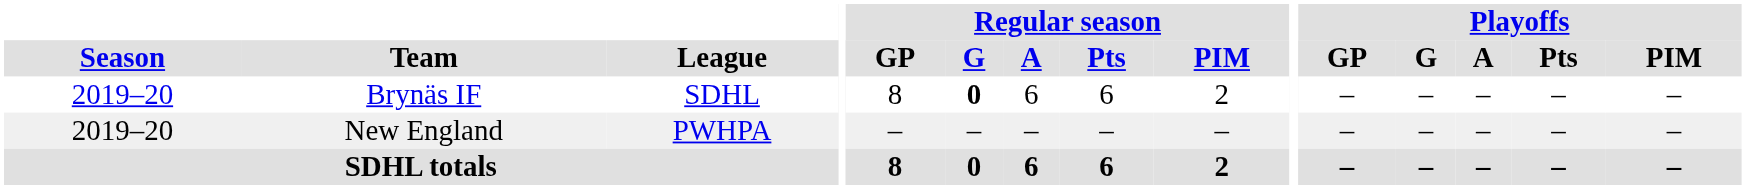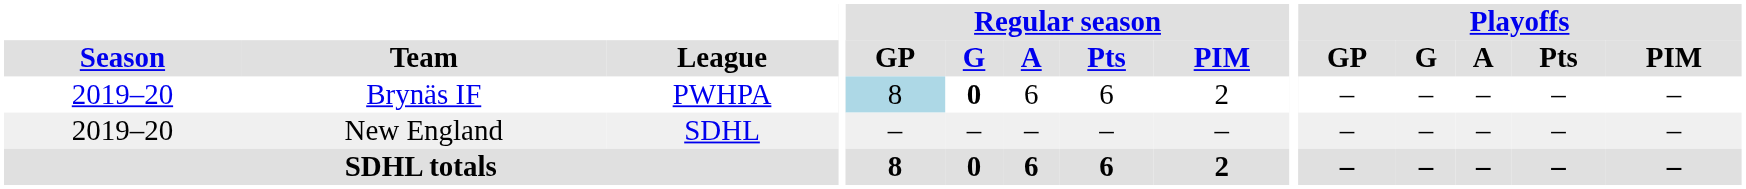(722, 94) SDHL -> (722, 94) PWHPA
(895, 94) no background -> (895, 94) lightblue background
(722, 130) PWHPA -> (722, 130) SDHL
